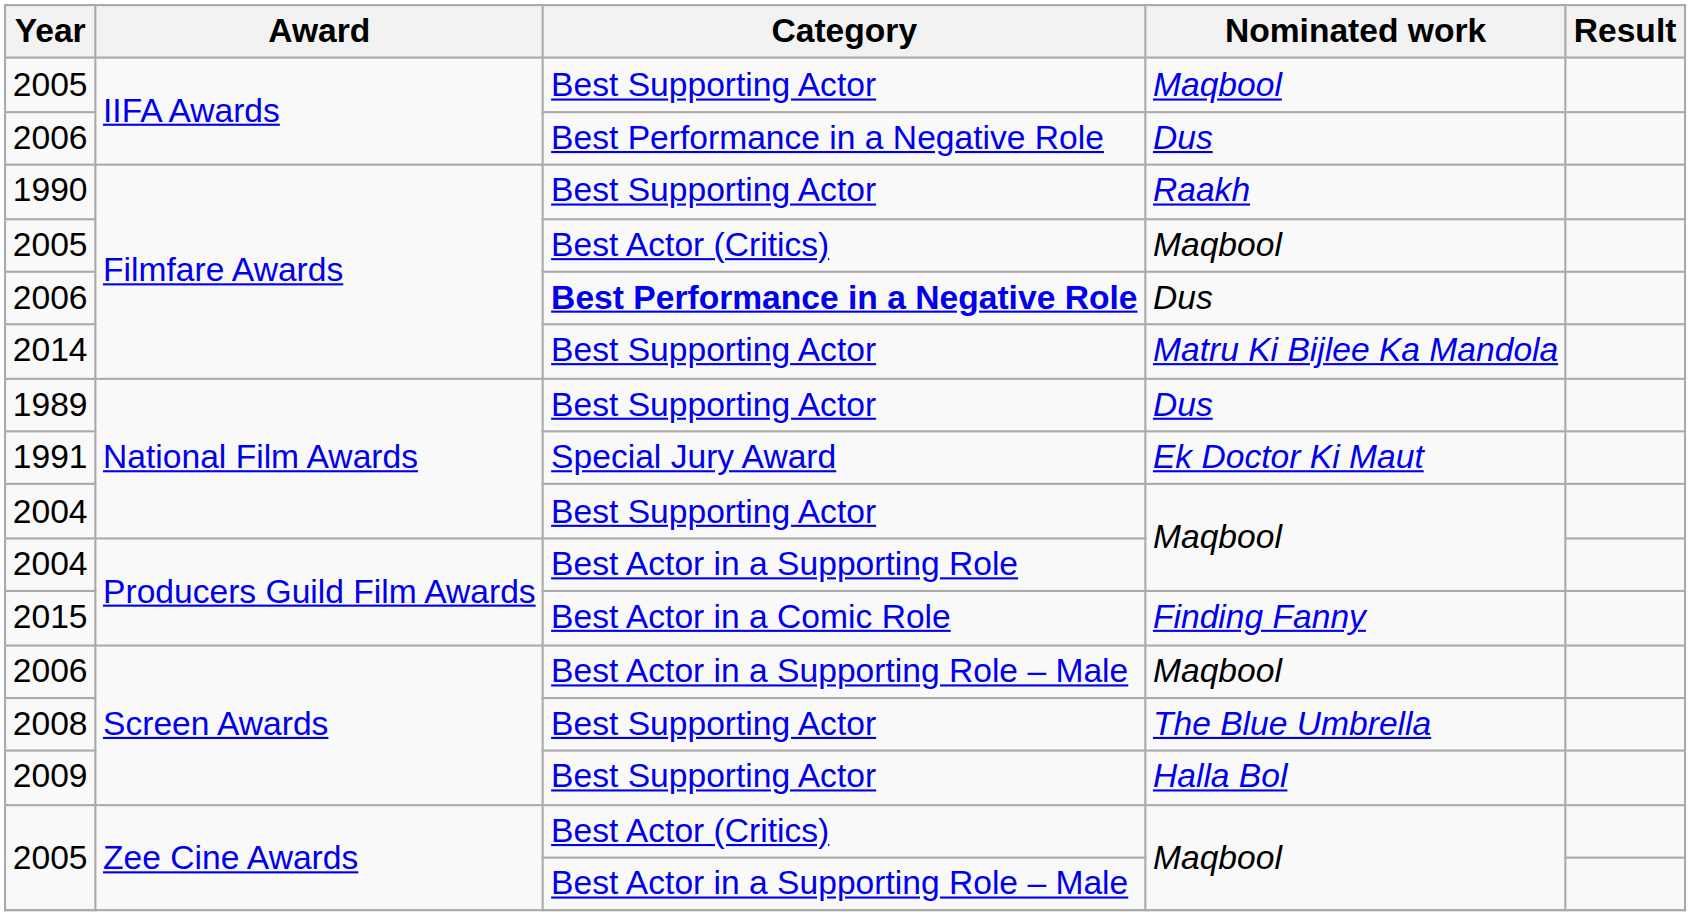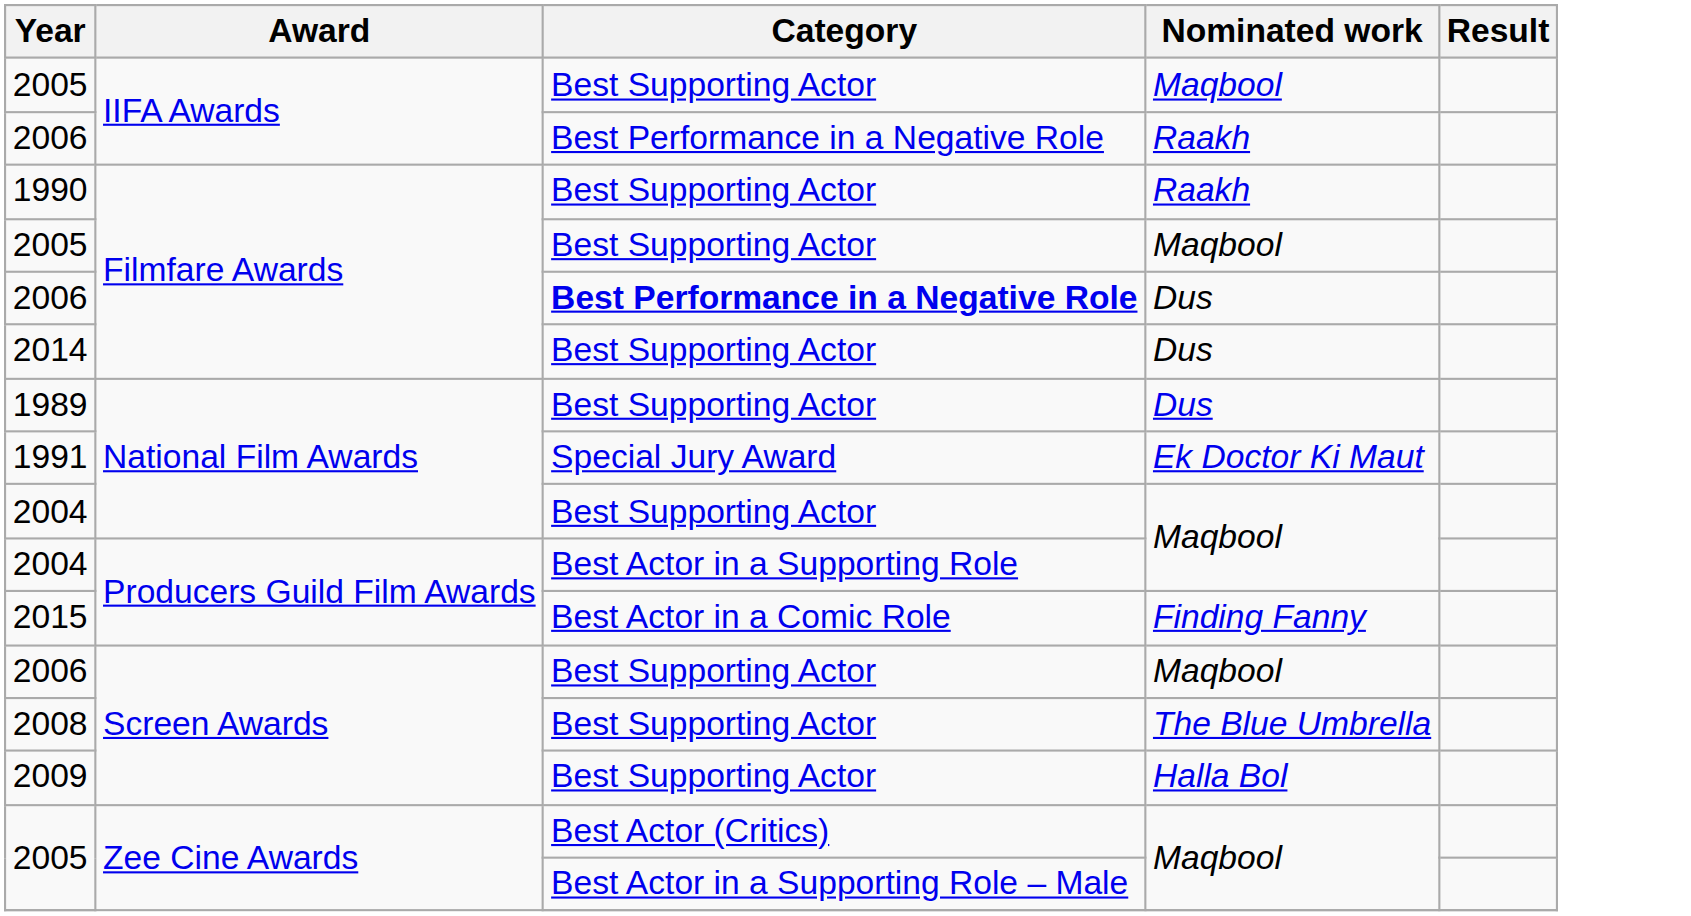(1183, 137) Dus -> (1202, 137) Raakh
(690, 244) Best Actor (Critics) -> (714, 244) Best Supporting Actor
(1356, 350) Matru Ki Bijlee Ka Mandola -> (1183, 350) Dus
(840, 670) Best Actor in a Supporting Role – Male -> (714, 670) Best Supporting Actor
